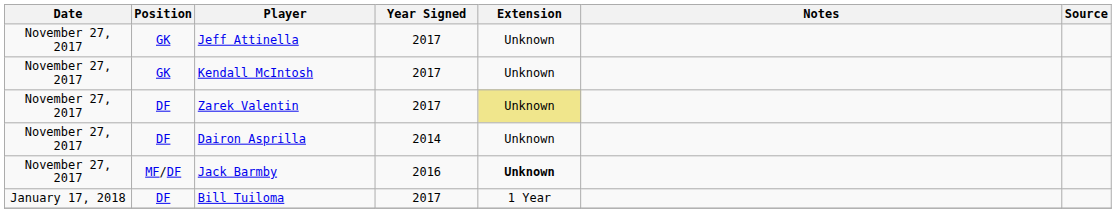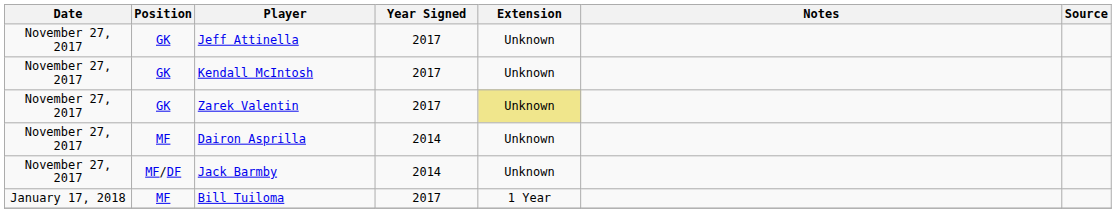(163, 106) DF -> (163, 106) GK
(163, 139) DF -> (163, 139) MF
(427, 172) 2016 -> (427, 172) 2014
(529, 172) bold -> (529, 172) normal
(163, 198) DF -> (163, 198) MF
